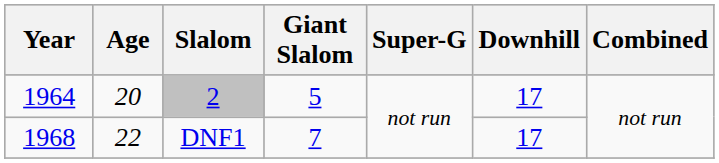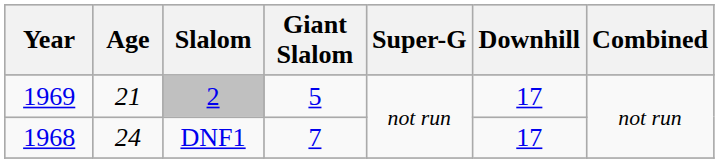(49, 95) 1964 -> (49, 95) 1969
(128, 95) 20 -> (128, 95) 21
(128, 137) 22 -> (128, 137) 24
